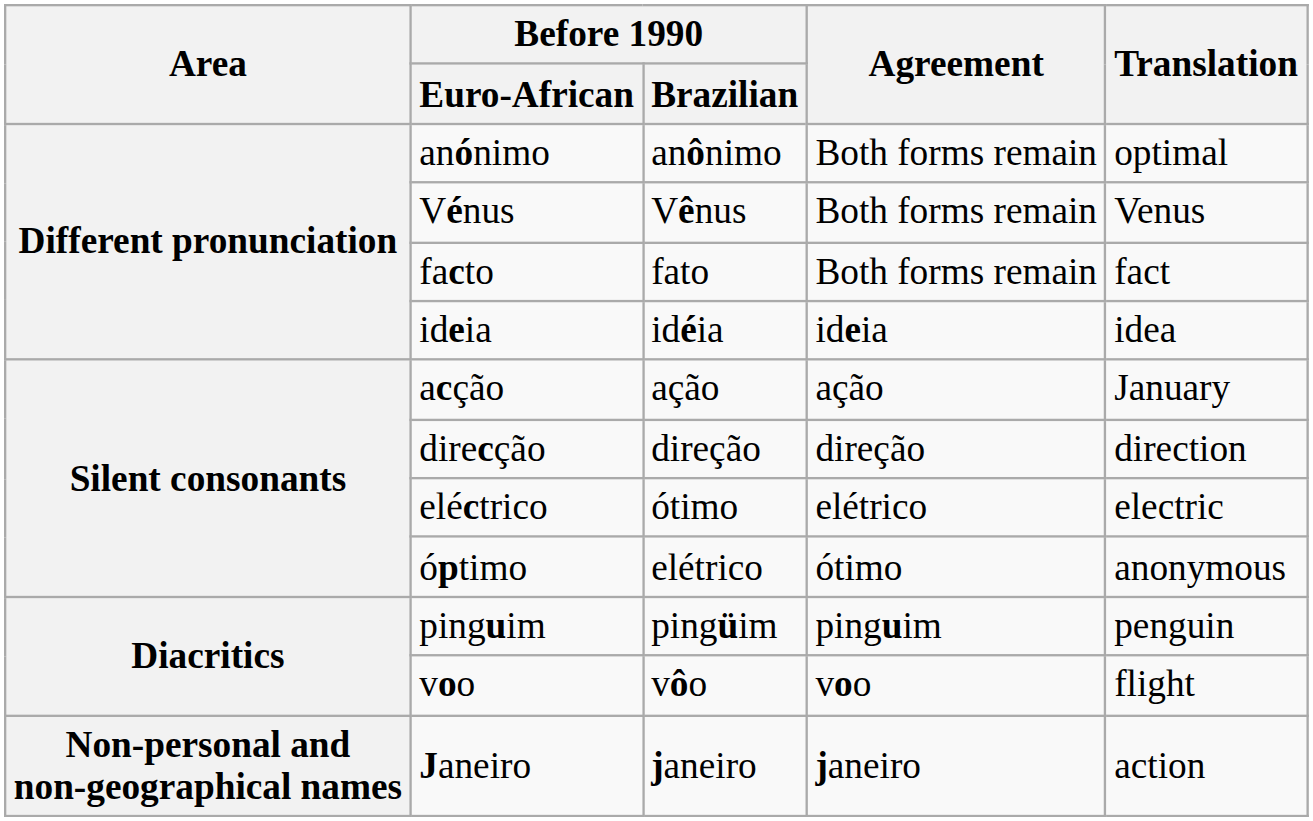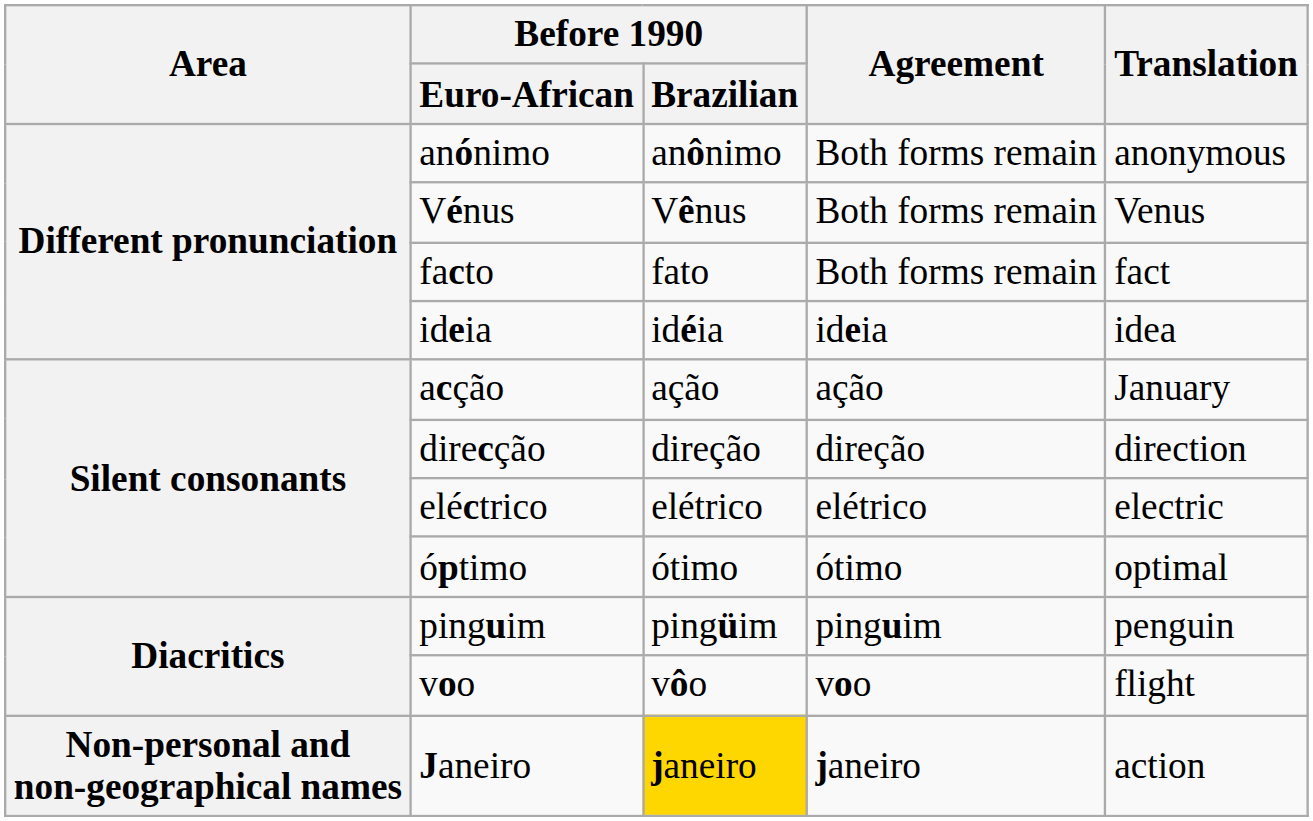(1171, 152) optimal -> (1200, 152) anonymous
(695, 507) ótimo -> (707, 507) elétrico
(707, 566) elétrico -> (695, 566) ótimo
(1200, 566) anonymous -> (1171, 566) optimal
(704, 764) no background -> (704, 764) gold background
